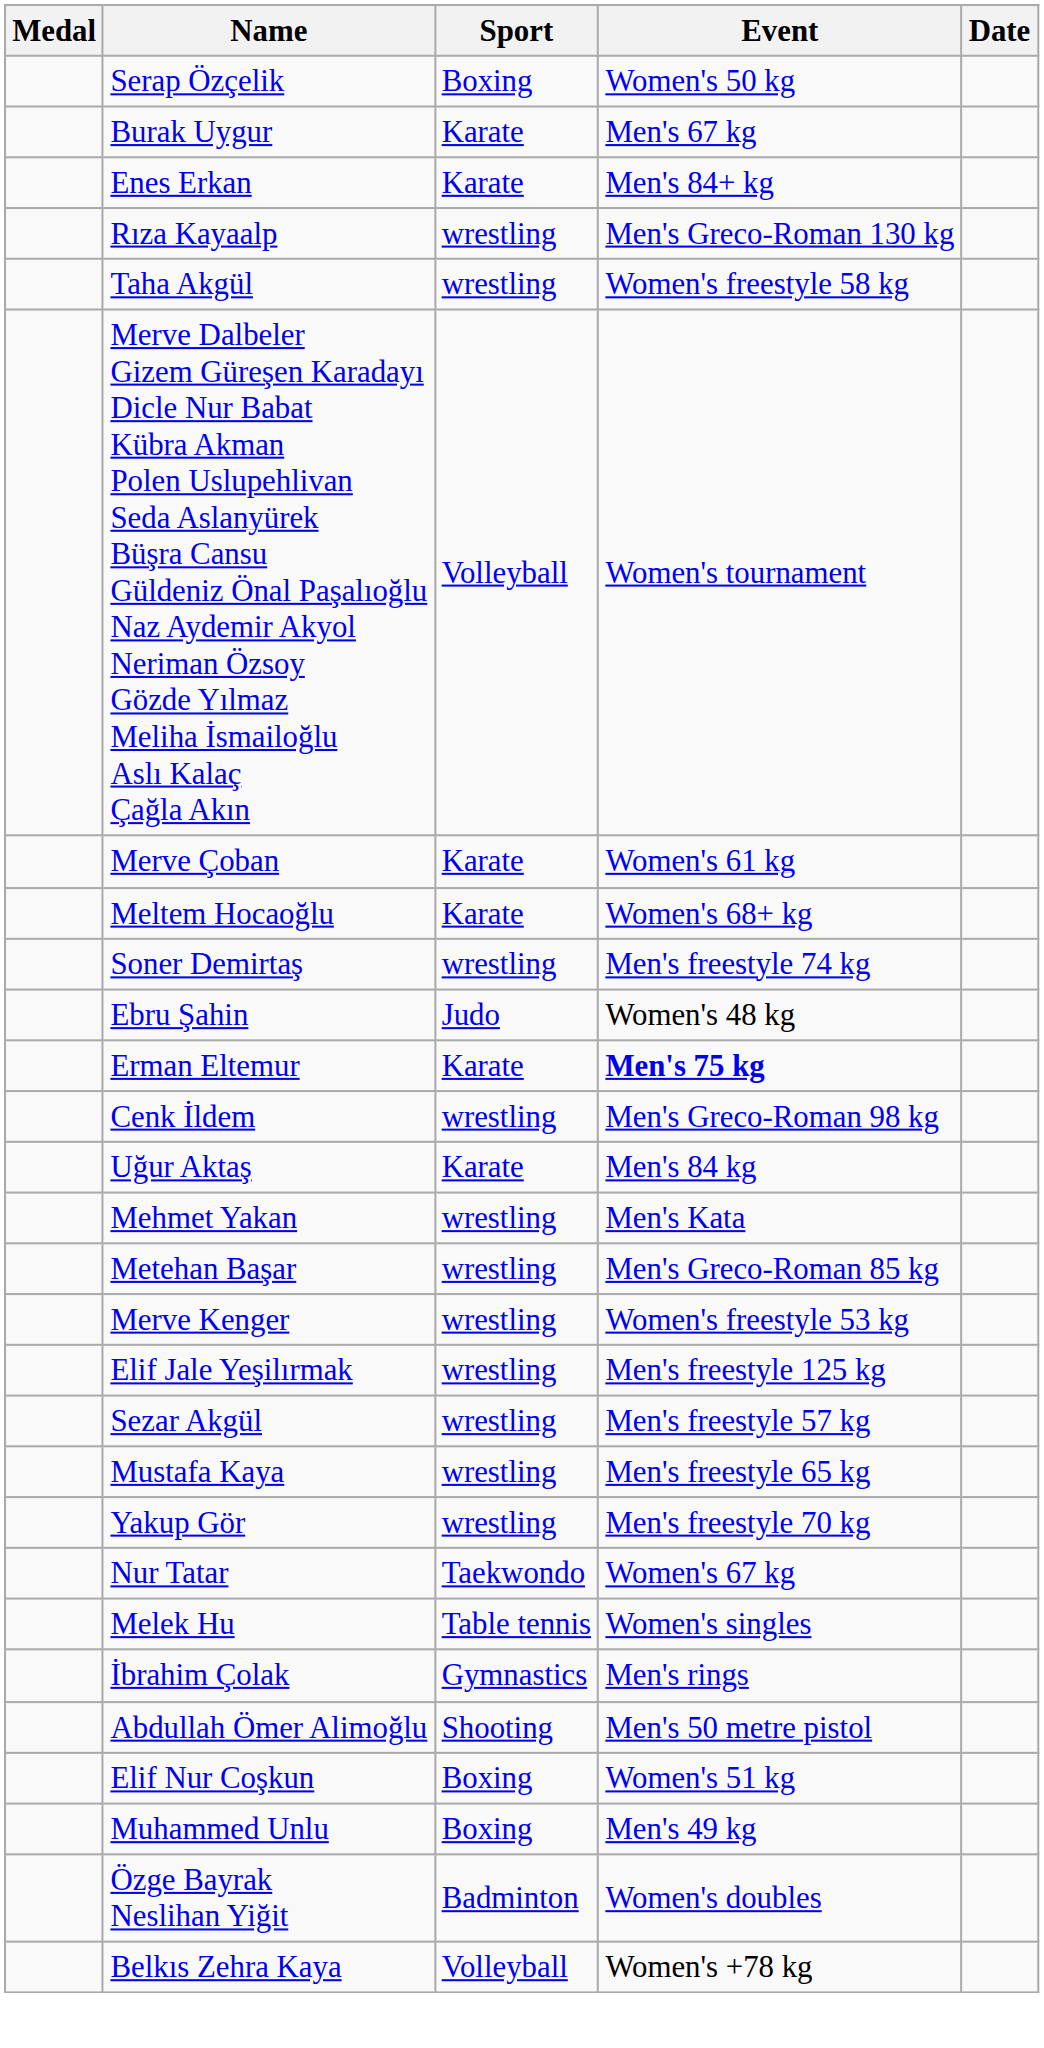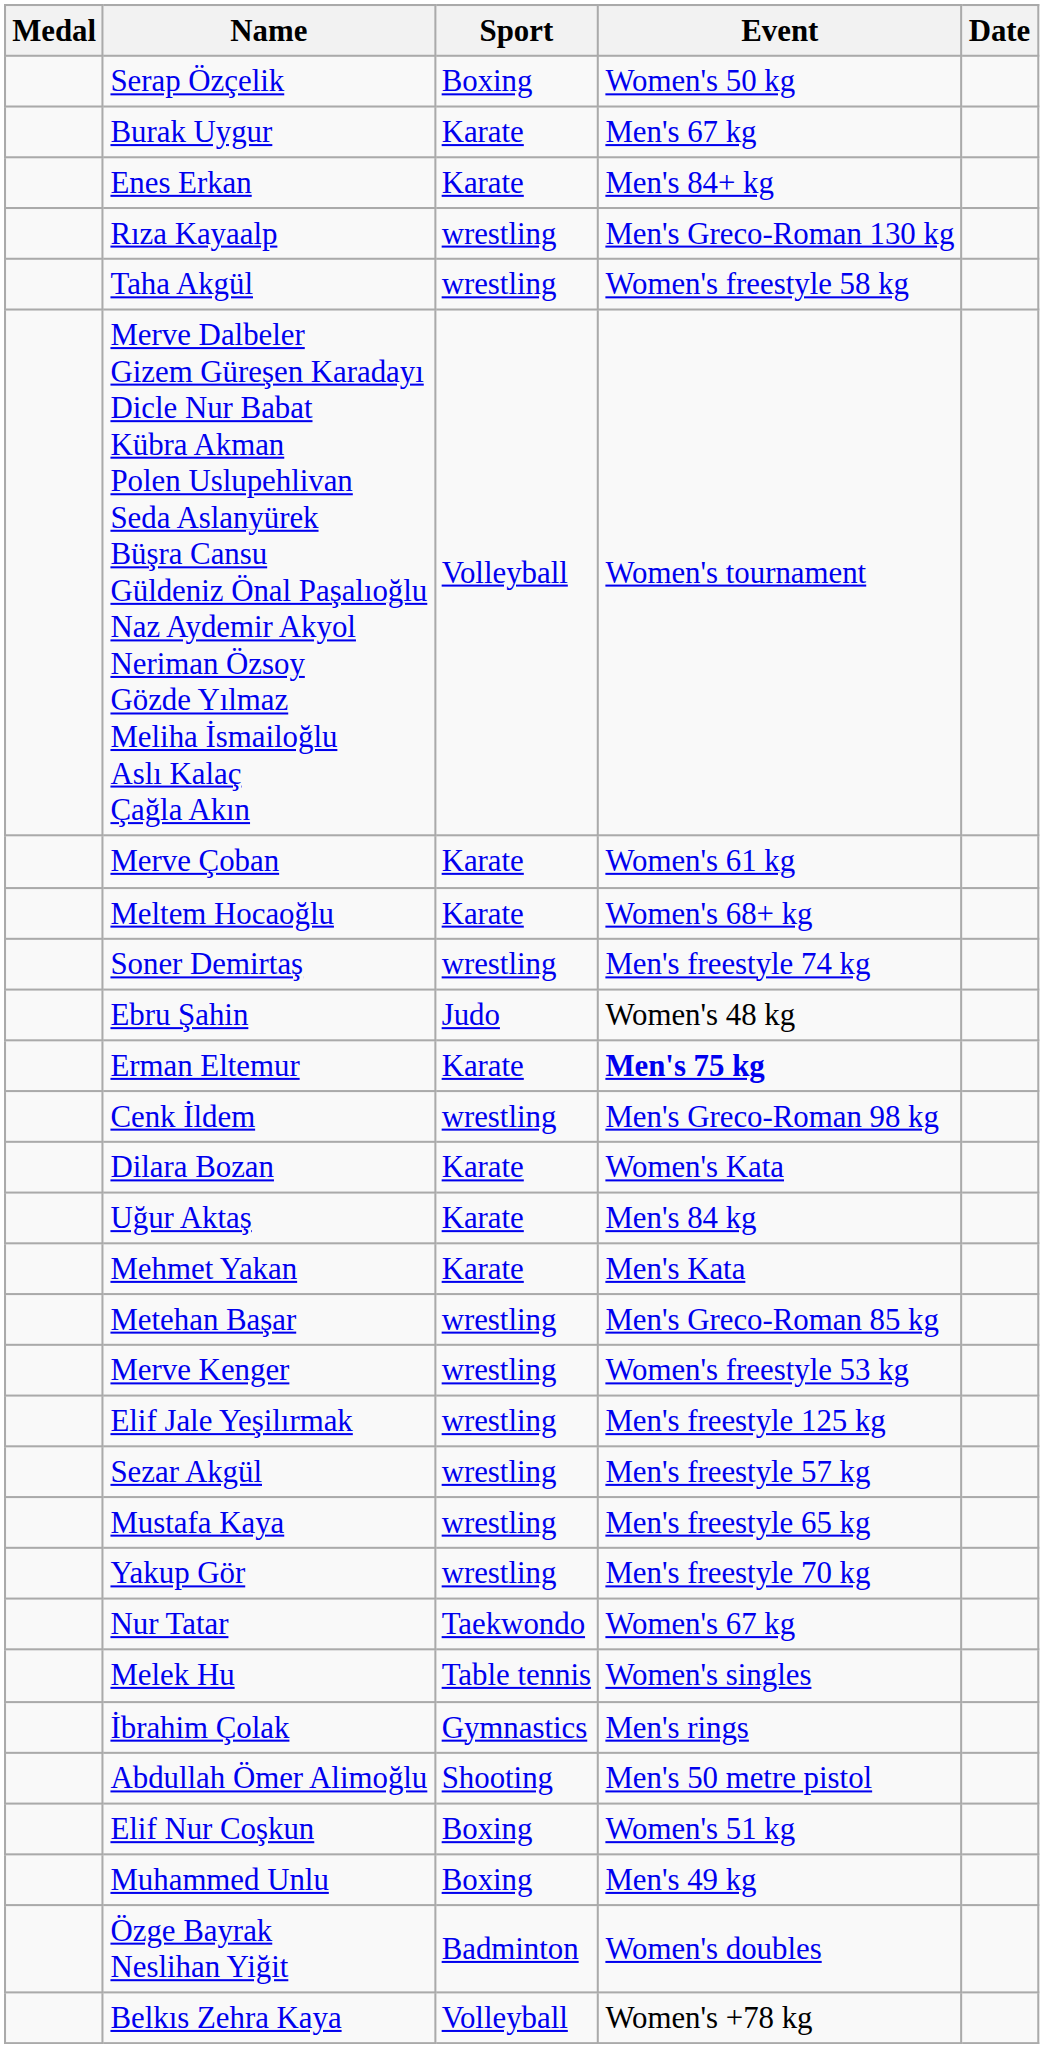+ row: (192, 1166)
(499, 1217) wrestling -> (483, 1268) Karate
